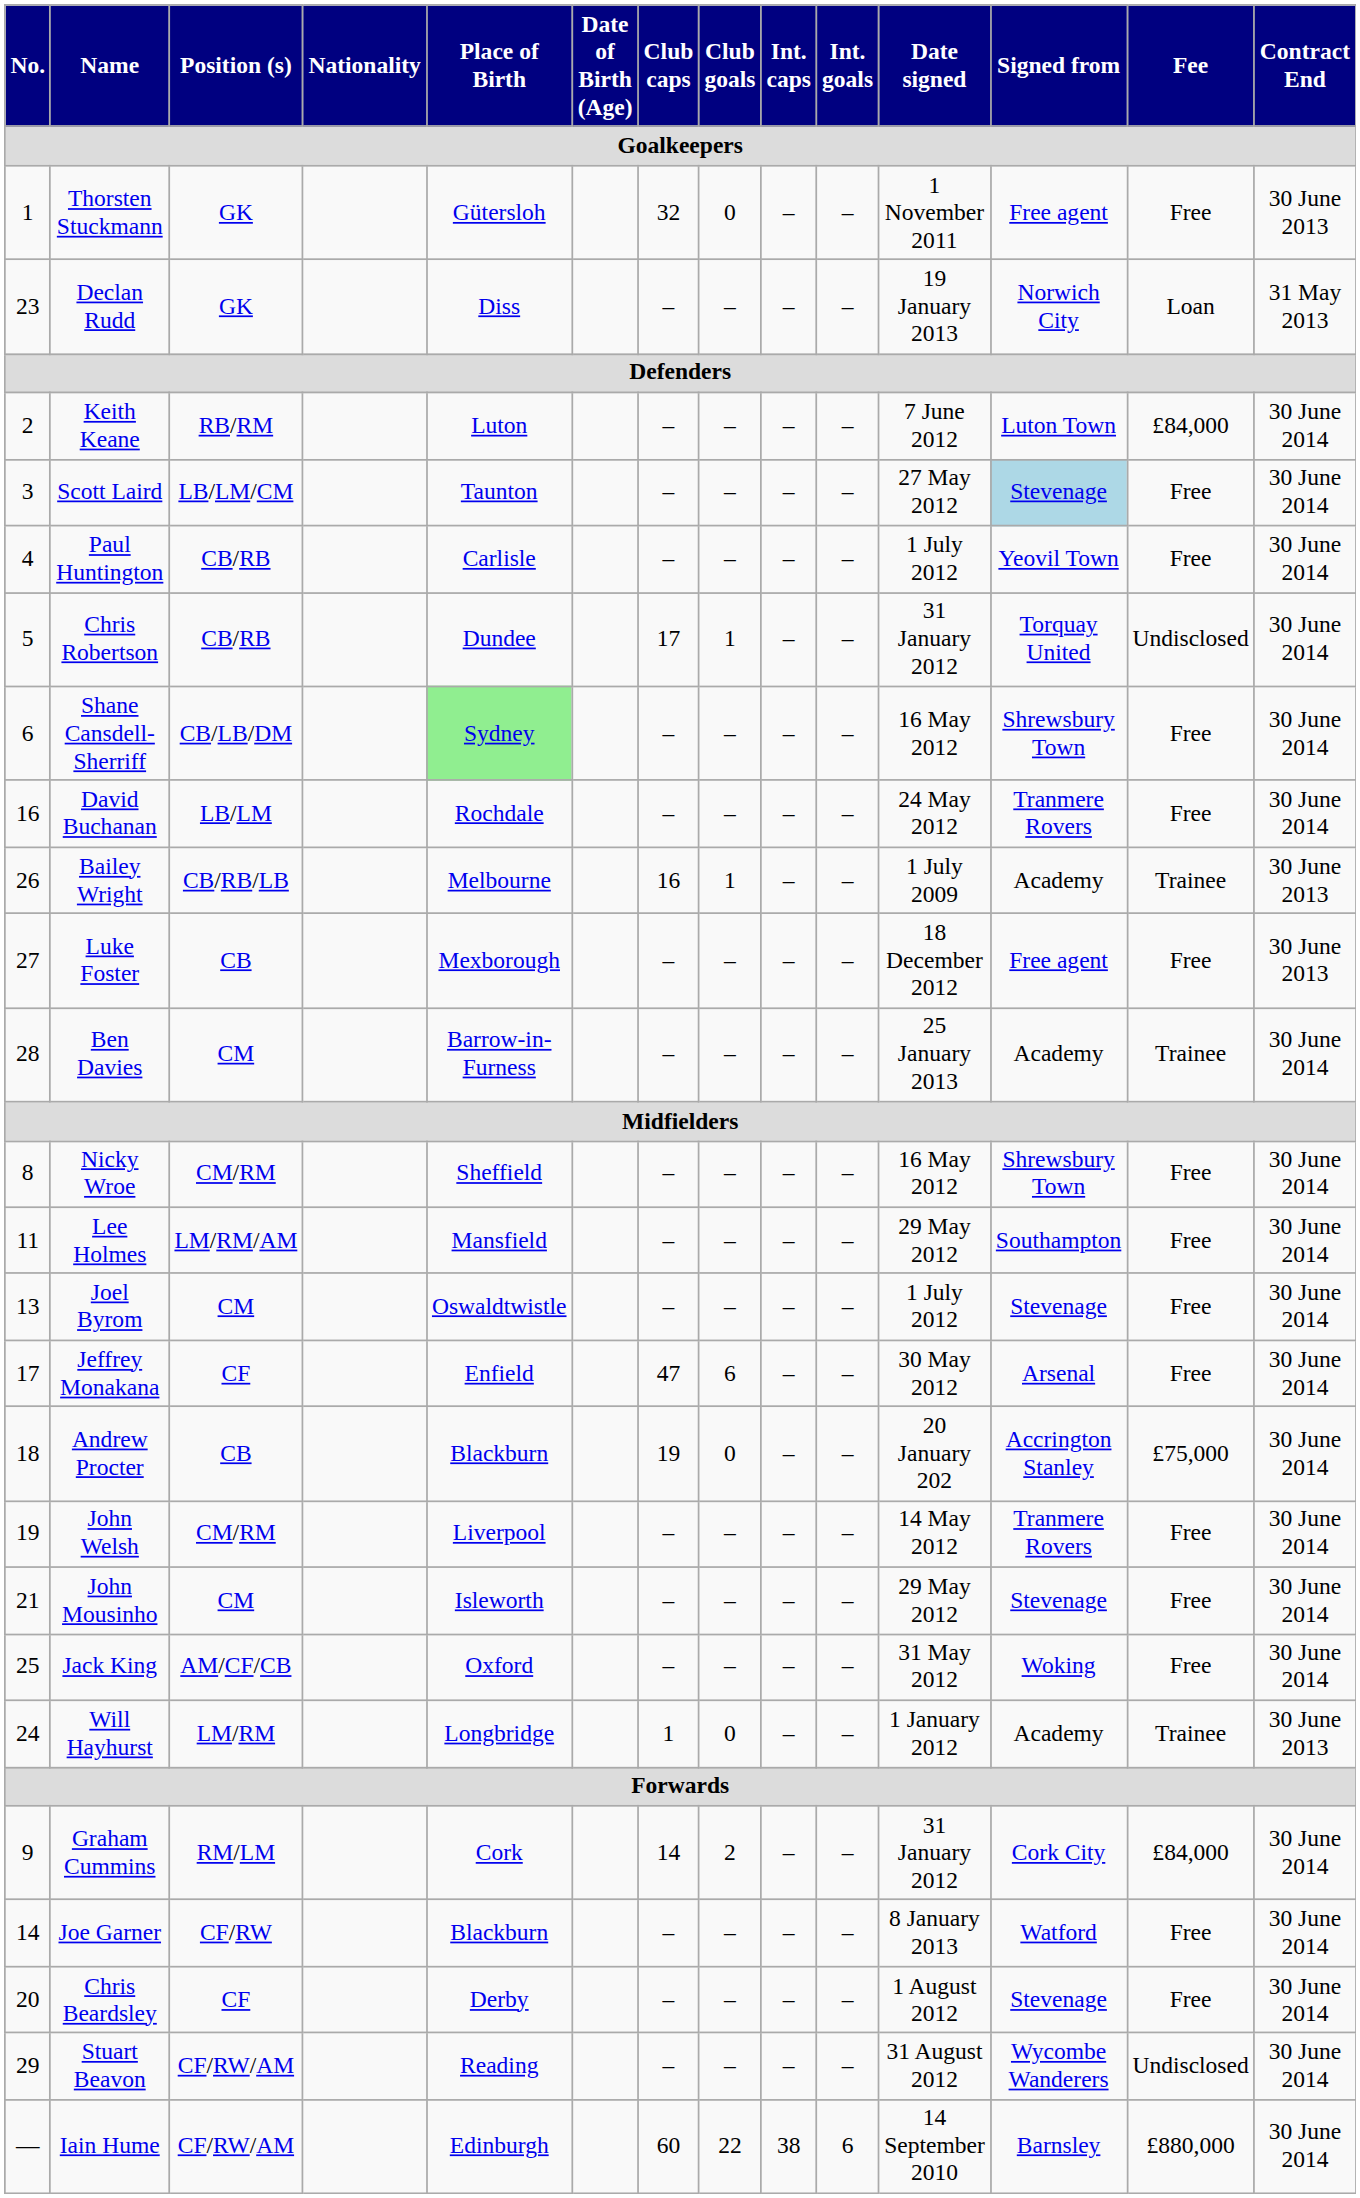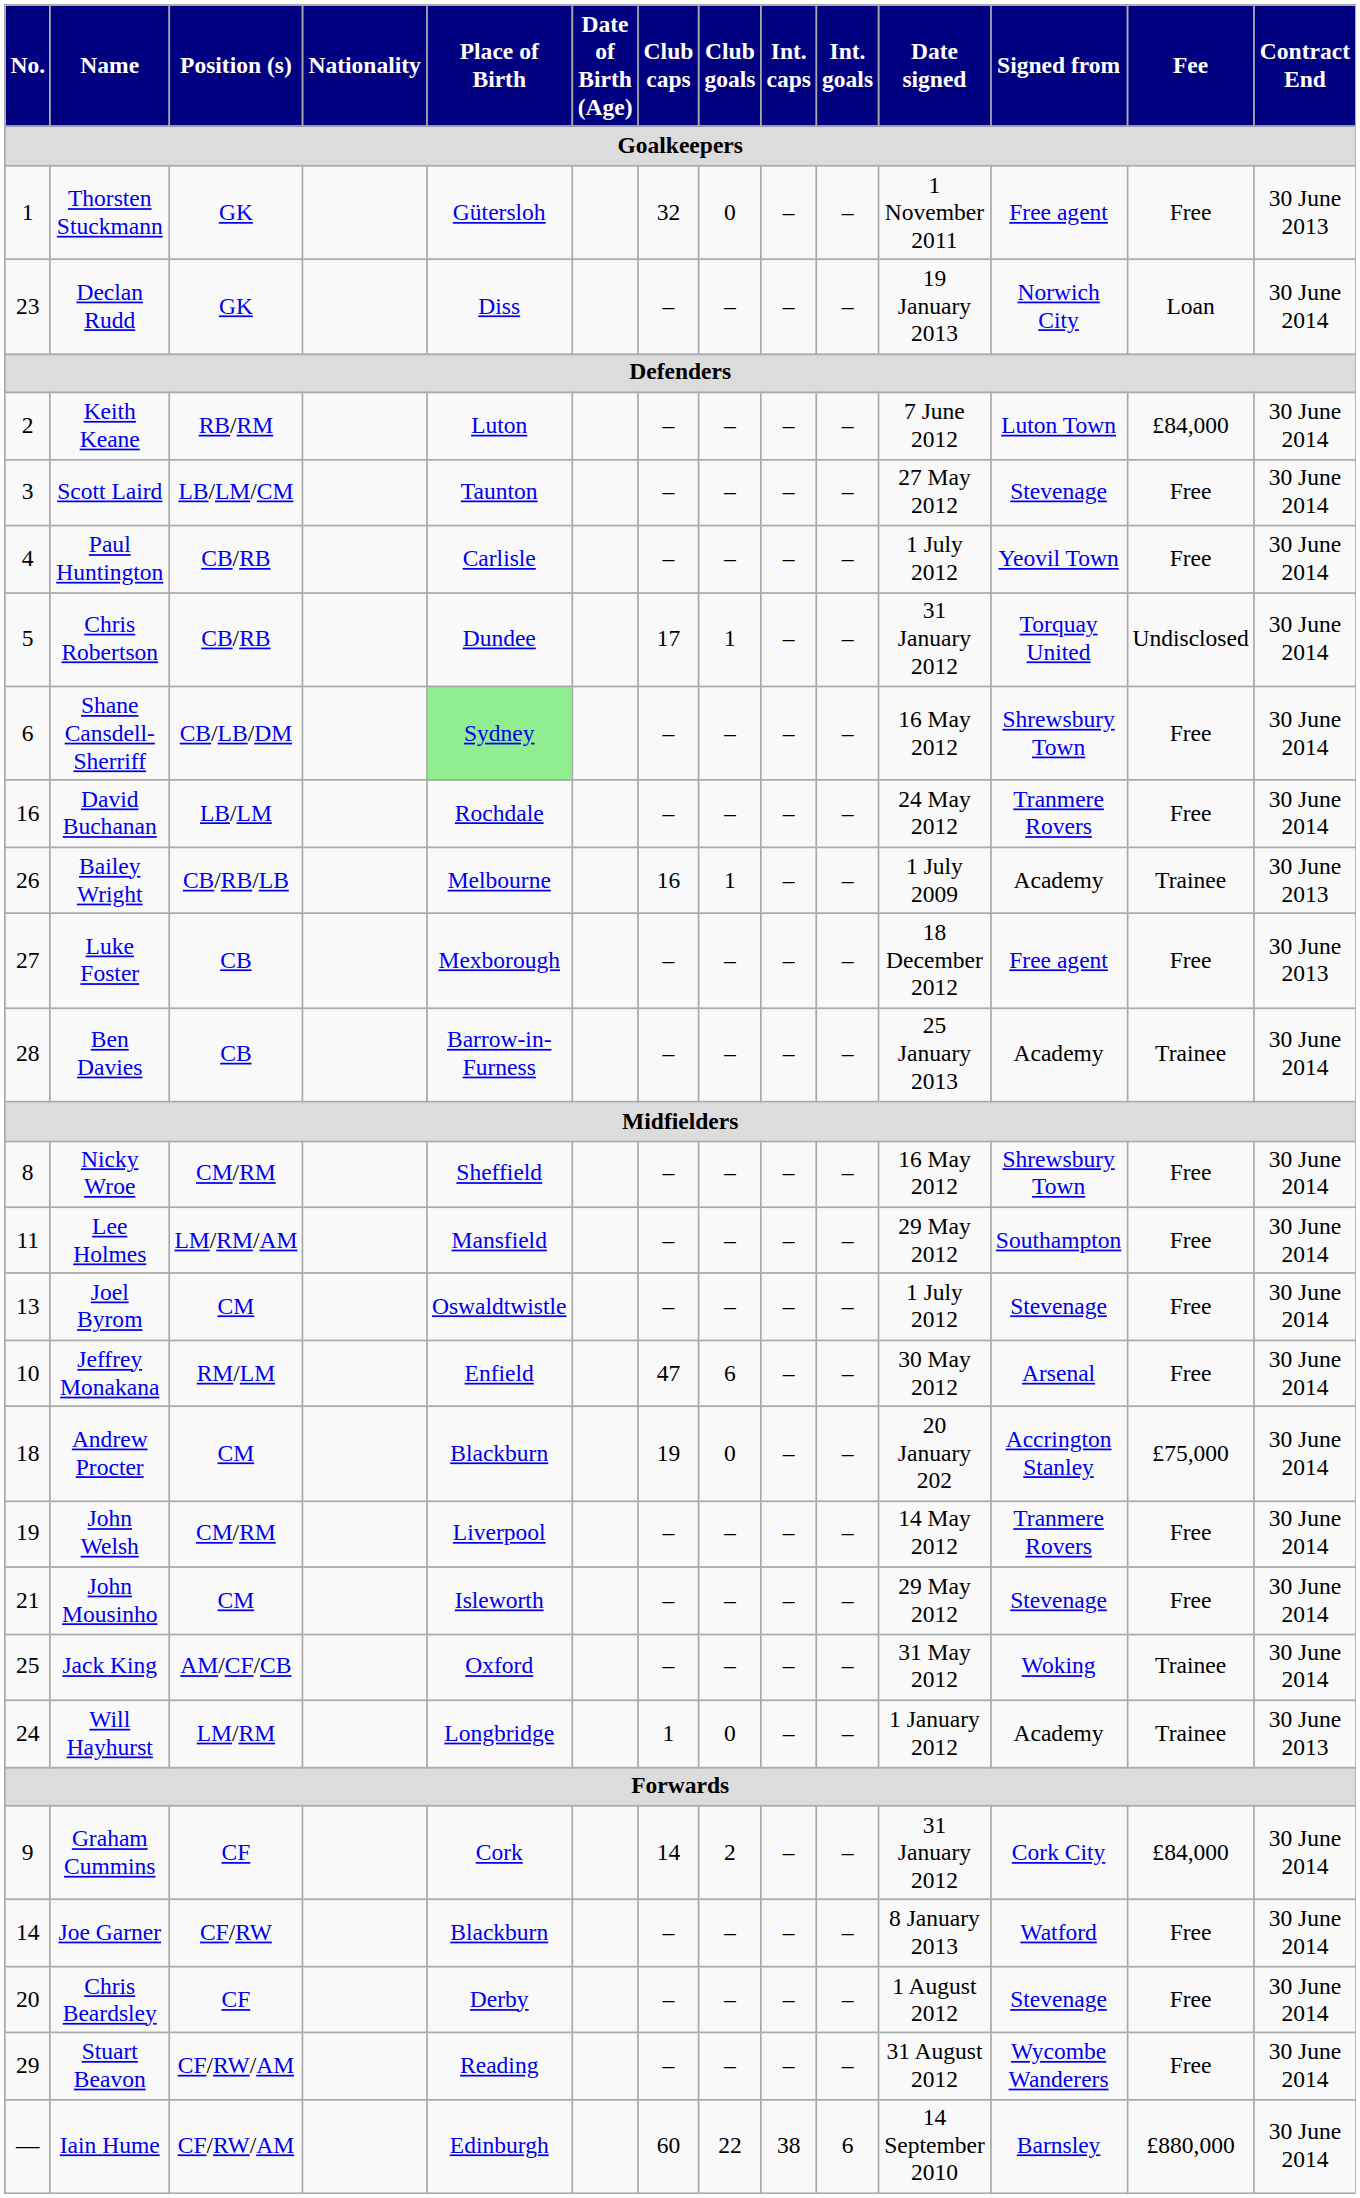(1305, 306) 31 May 2013 -> (1305, 306) 30 June 2014
(1059, 491) lightblue background -> (1059, 491) no background
(236, 1054) CM -> (236, 1054) CB
(28, 1372) 17 -> (28, 1372) 10
(236, 1372) CF -> (236, 1372) RM/LM
(236, 1453) CB -> (236, 1453) CM
(1191, 1666) Free -> (1191, 1666) Trainee
(236, 1852) RM/LM -> (236, 1852) CF
(1191, 2065) Undisclosed -> (1191, 2065) Free
